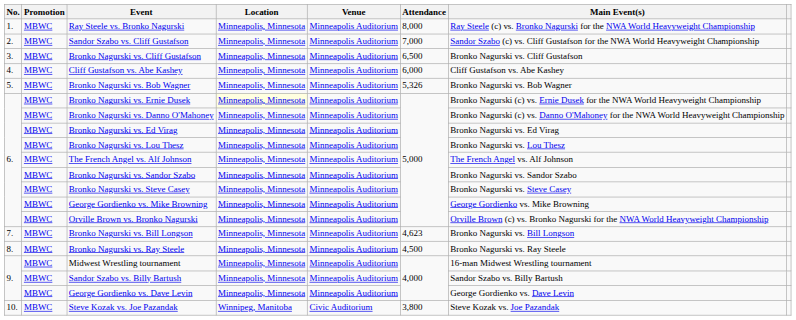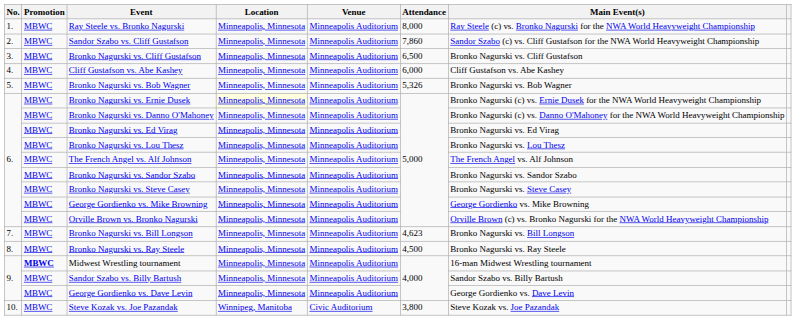(412, 41) 7,000 -> (412, 41) 7,860
(38, 263) normal -> (39, 263) bold
